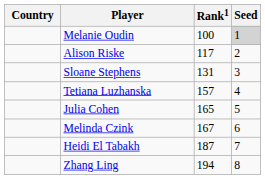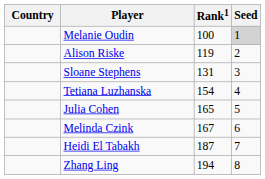(205, 53) 117 -> (205, 53) 119
(205, 91) 157 -> (205, 91) 154
